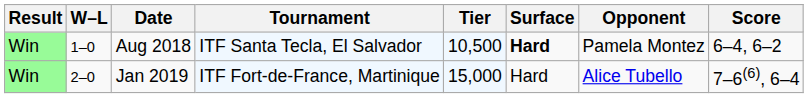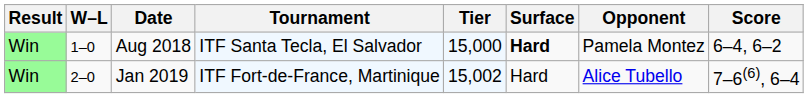(475, 46) 10,500 -> (475, 46) 15,000
(475, 76) 15,000 -> (475, 76) 15,002
